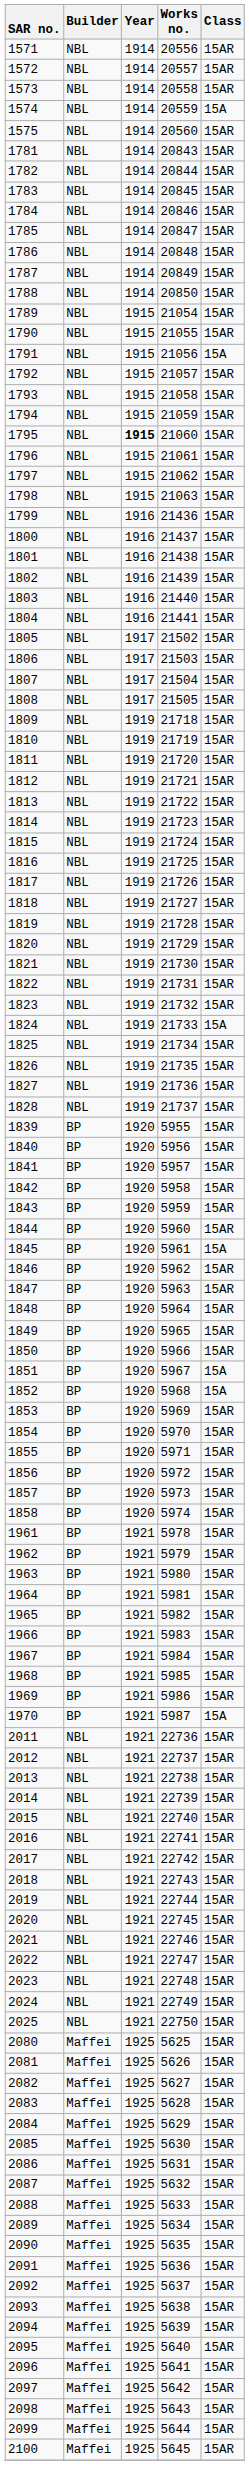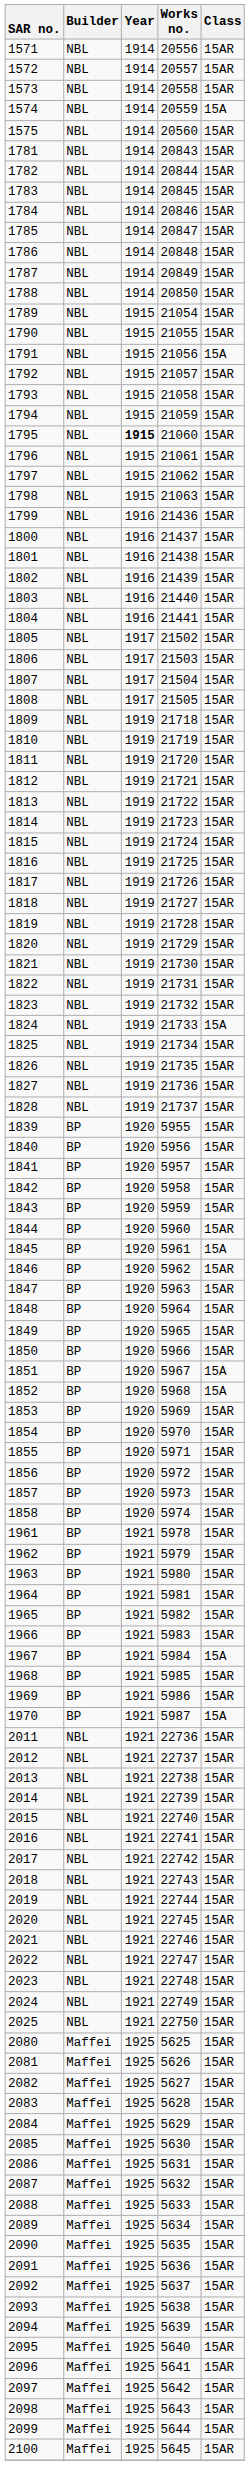(219, 1656) 15AR -> (215, 1656) 15A
